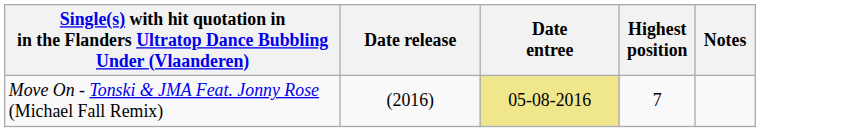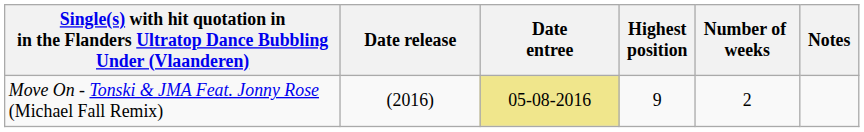+ column: (747, 40)
(657, 100) 7 -> (657, 100) 9
